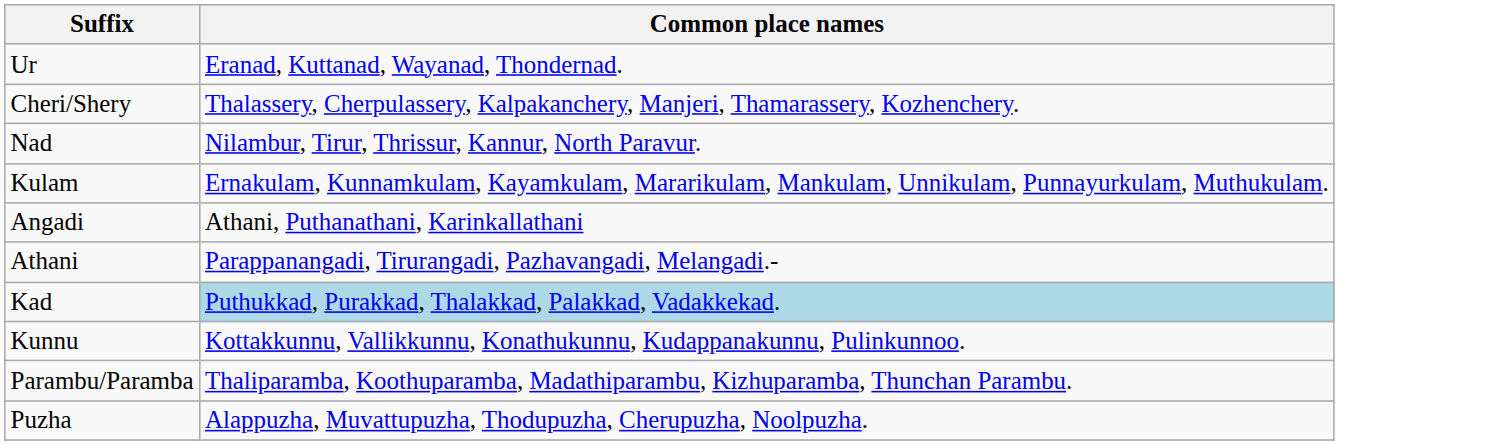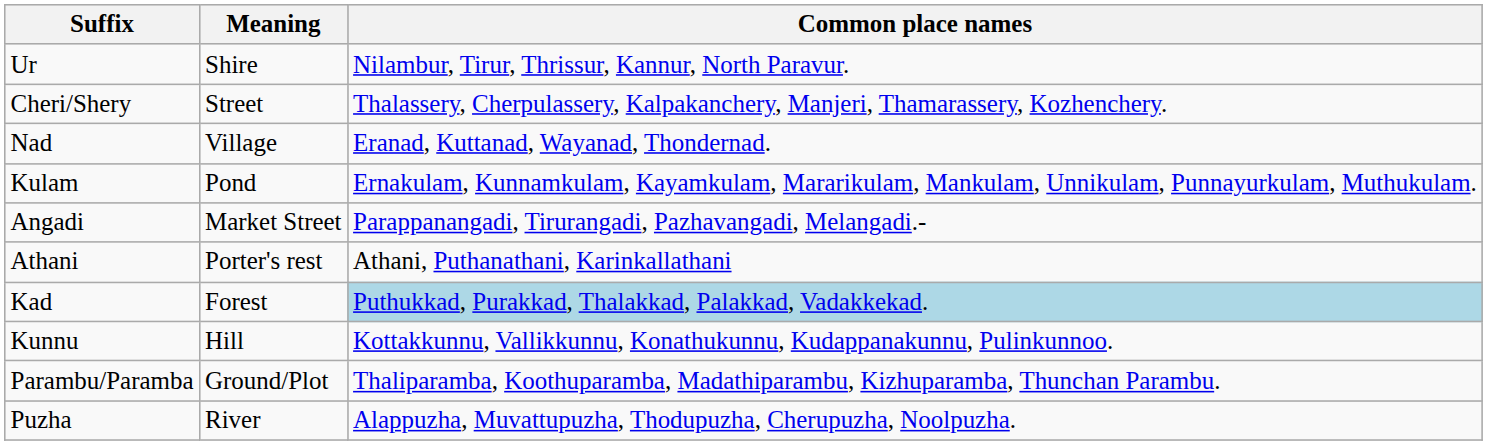+ column: (273, 24)
(414, 63) Eranad, Kuttanad, Wayanad, Thondernad. -> (601, 63) Nilambur, Tirur, Thrissur, Kannur, North Paravur.
(453, 143) Nilambur, Tirur, Thrissur, Kannur, North Paravur. -> (562, 143) Eranad, Kuttanad, Wayanad, Thondernad.
(394, 222) Athani, Puthanathani, Karinkallathani -> (640, 222) Parappanangadi, Tirurangadi, Pazhavangadi, Melangadi.-
(492, 261) Parappanangadi, Tirurangadi, Pazhavangadi, Melangadi.- -> (542, 261) Athani, Puthanathani, Karinkallathani
